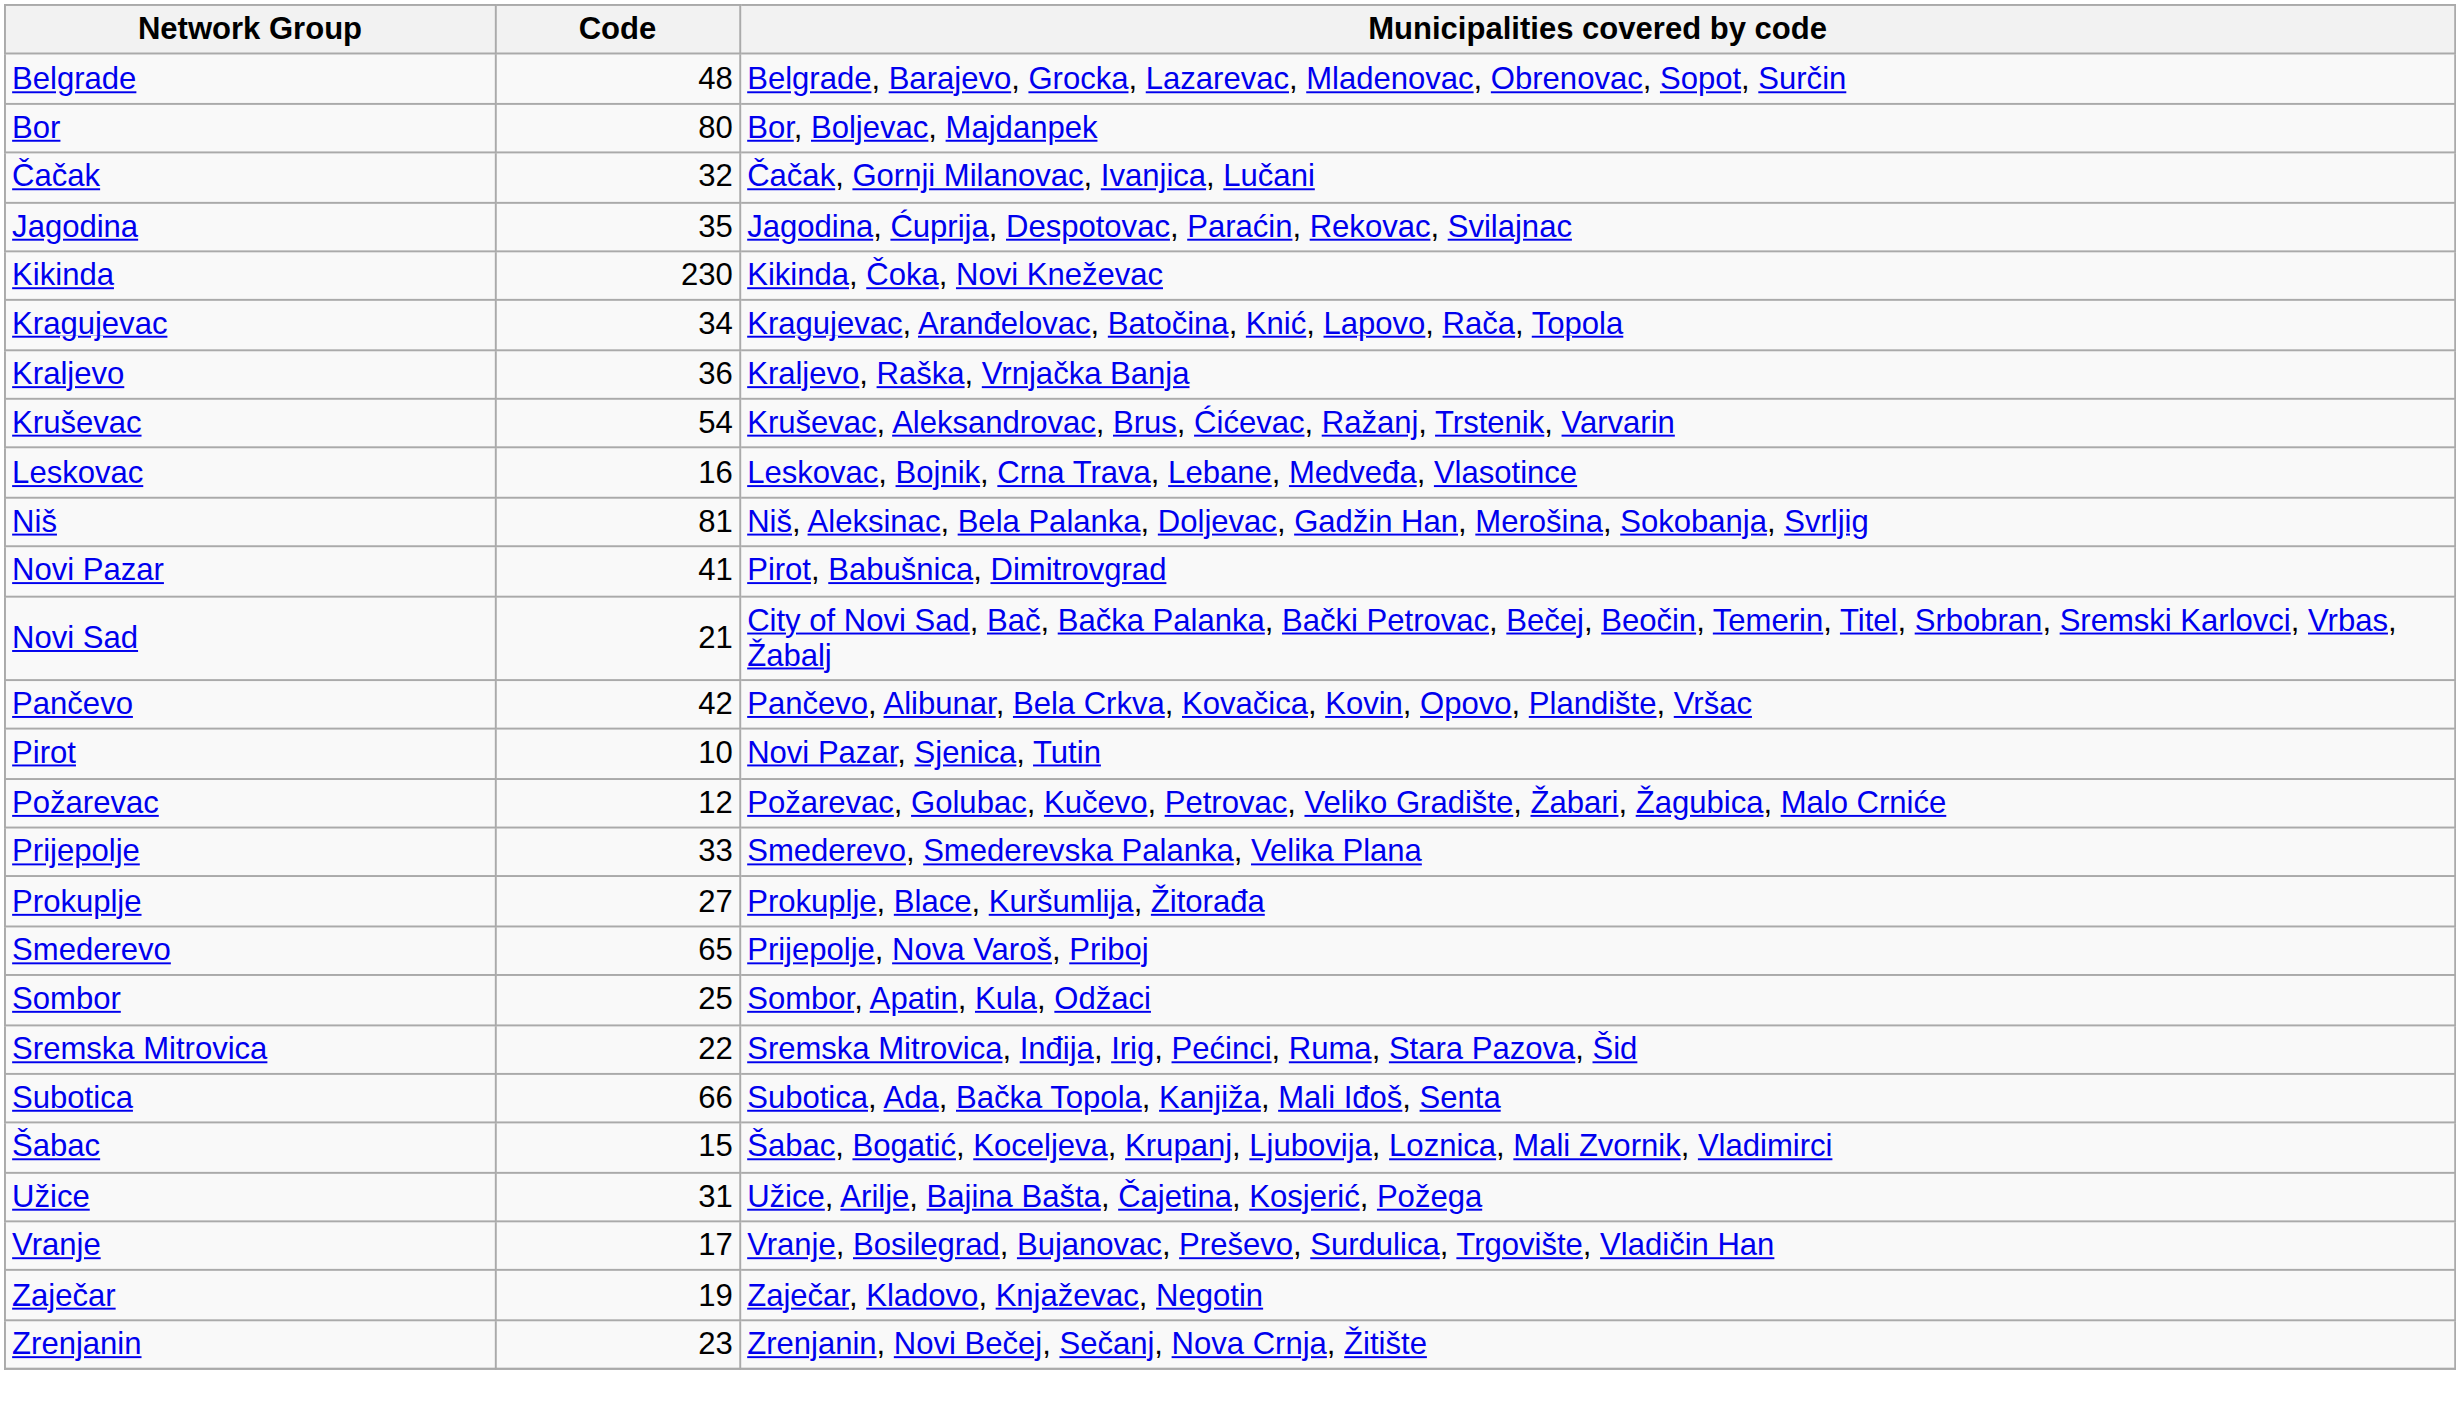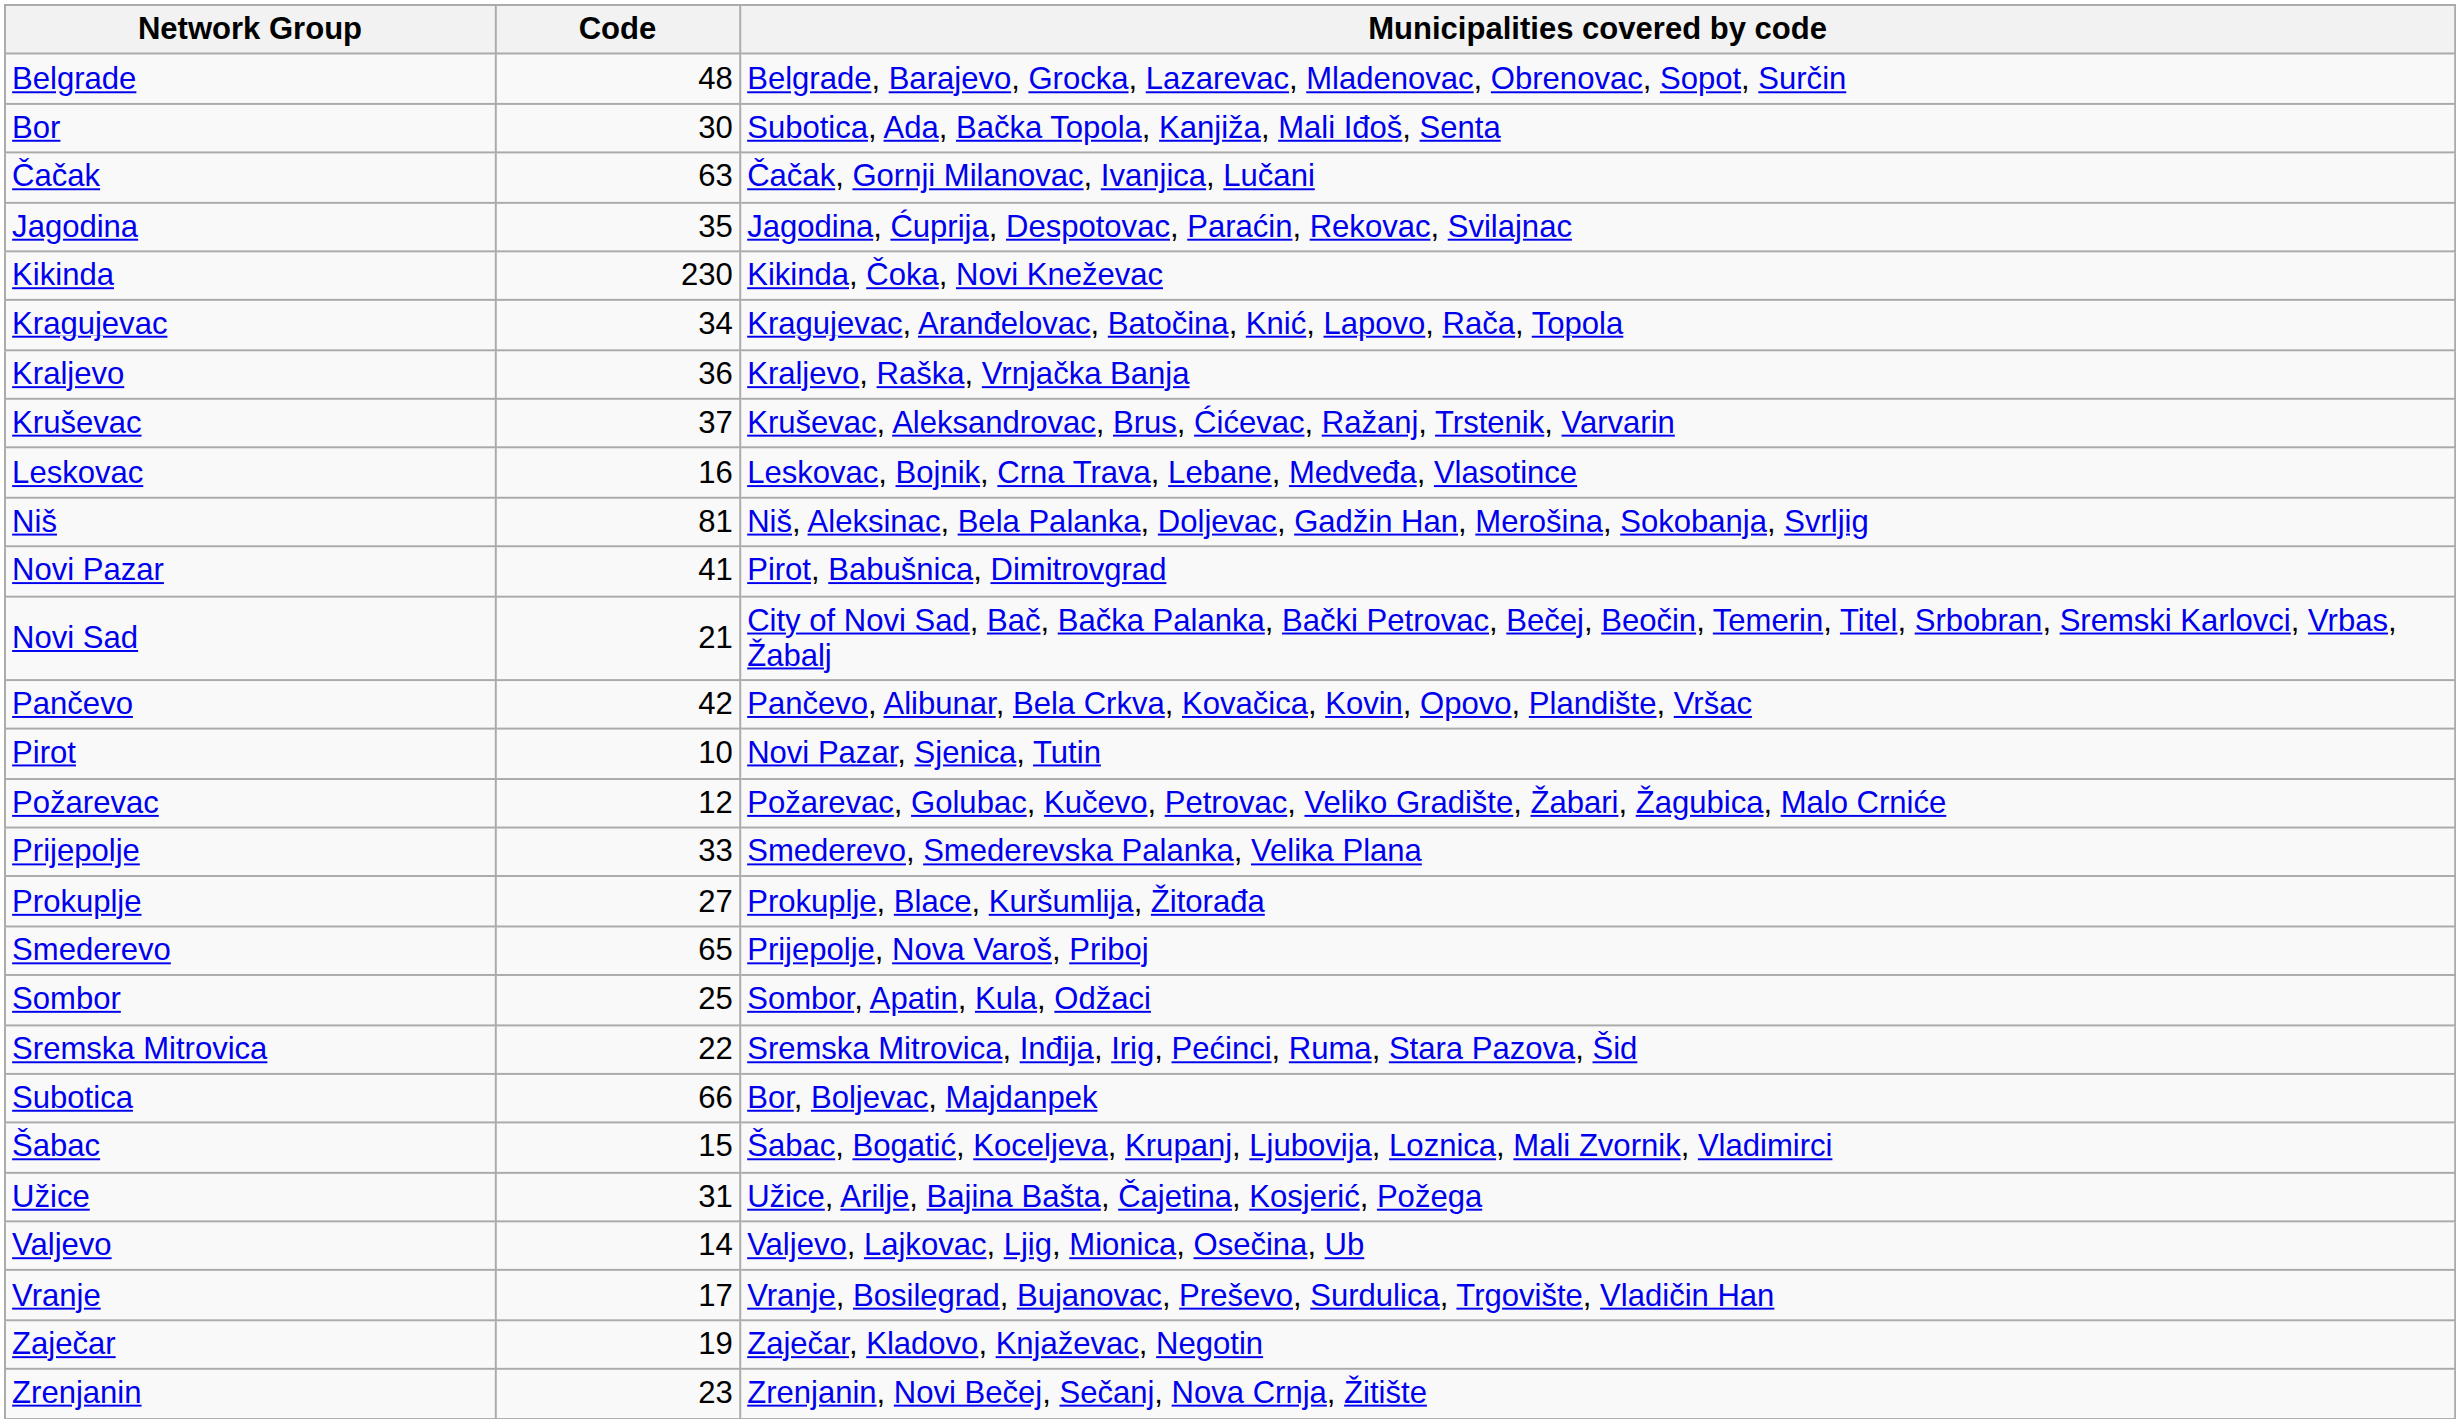(716, 127) 80 -> (716, 127) 30
(922, 127) Bor, Boljevac, Majdanpek -> (1124, 127) Subotica, Ada, Bačka Topola, Kanjiža, Mali Iđoš, Senta
(716, 176) 32 -> (716, 176) 63
(716, 422) 54 -> (716, 422) 37
(1124, 1097) Subotica, Ada, Bačka Topola, Kanjiža, Mali Iđoš, Senta -> (922, 1097) Bor, Boljevac, Majdanpek
+ row: (62, 1245)
